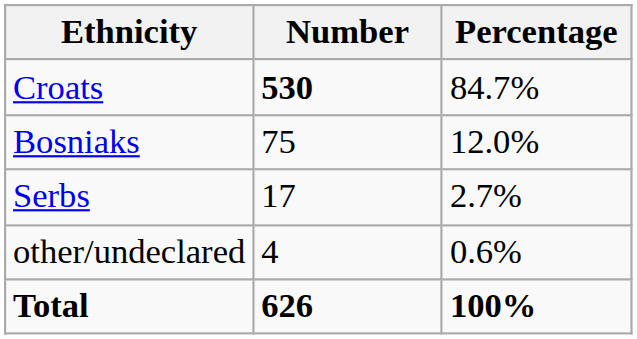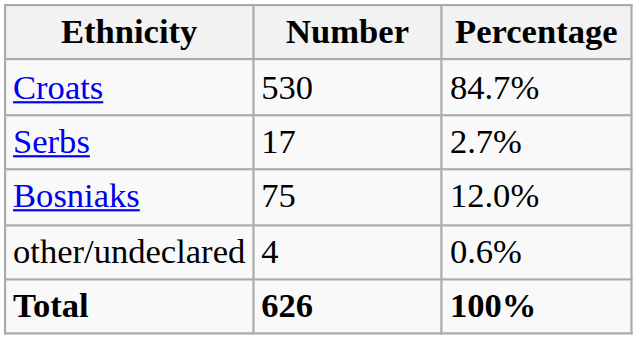(287, 86) bold -> (287, 86) normal
rows swapped: (76, 141) <-> (51, 196)
